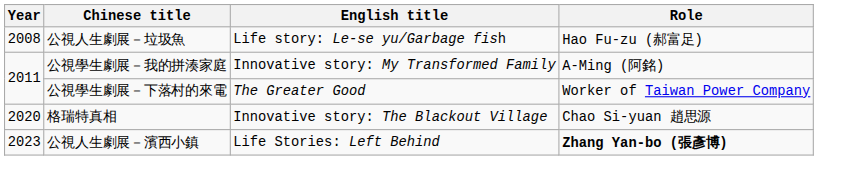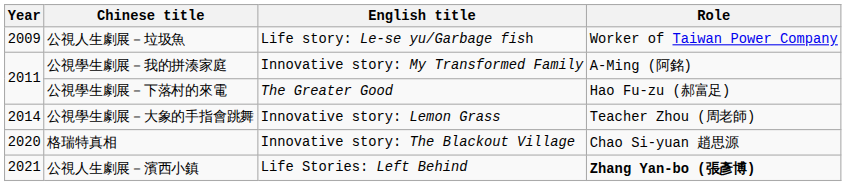(24, 40) 2008 -> (24, 40) 2009
(633, 40) Hao Fu-zu (郝富足) -> (714, 40) Worker of Taiwan Power Company
(686, 91) Worker of Taiwan Power Company -> (660, 92) Hao Fu-zu (郝富足)
+ row: (151, 117)
(24, 142) 2023 -> (24, 168) 2021
